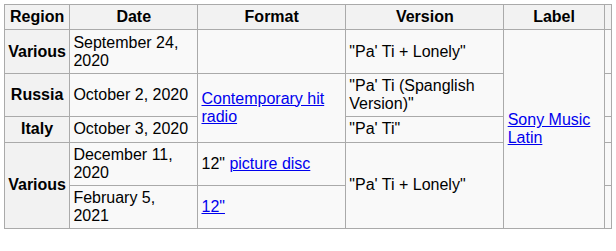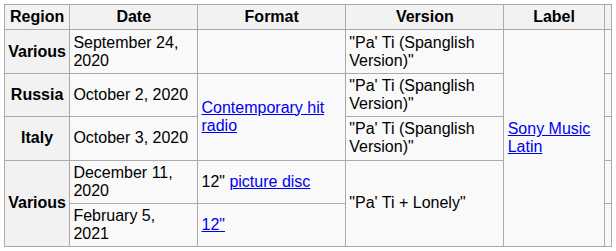(407, 51) "Pa' Ti + Lonely" -> (412, 51) "Pa' Ti (Spanglish Version)"
(375, 129) "Pa' Ti" -> (412, 138) "Pa' Ti (Spanglish Version)"
